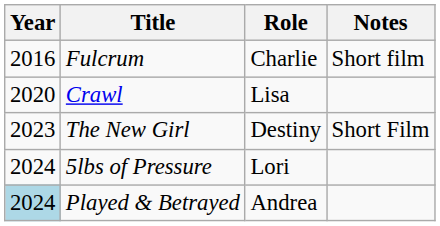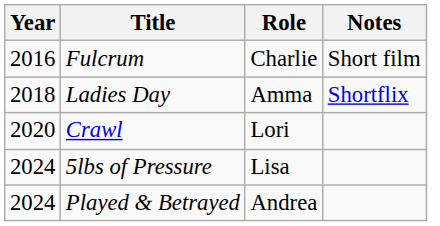+ row: (118, 94)
(270, 94) Lisa -> (270, 130) Lori
- row: (128, 130)
(270, 166) Lori -> (270, 166) Lisa
(33, 202) lightblue background -> (33, 202) no background
